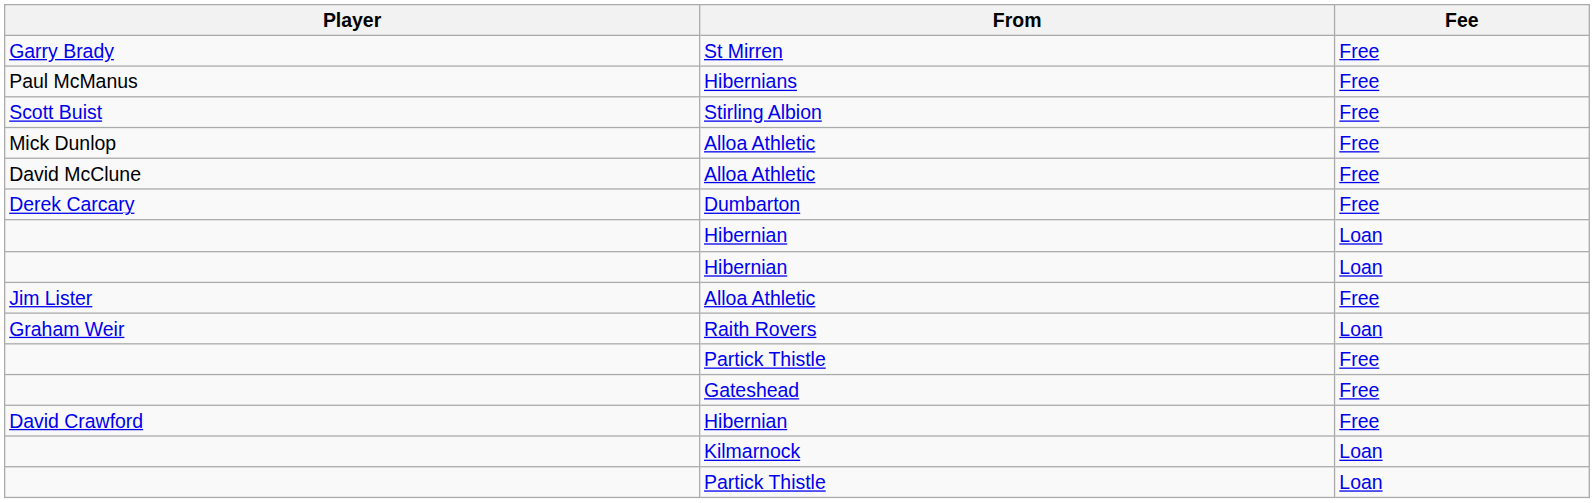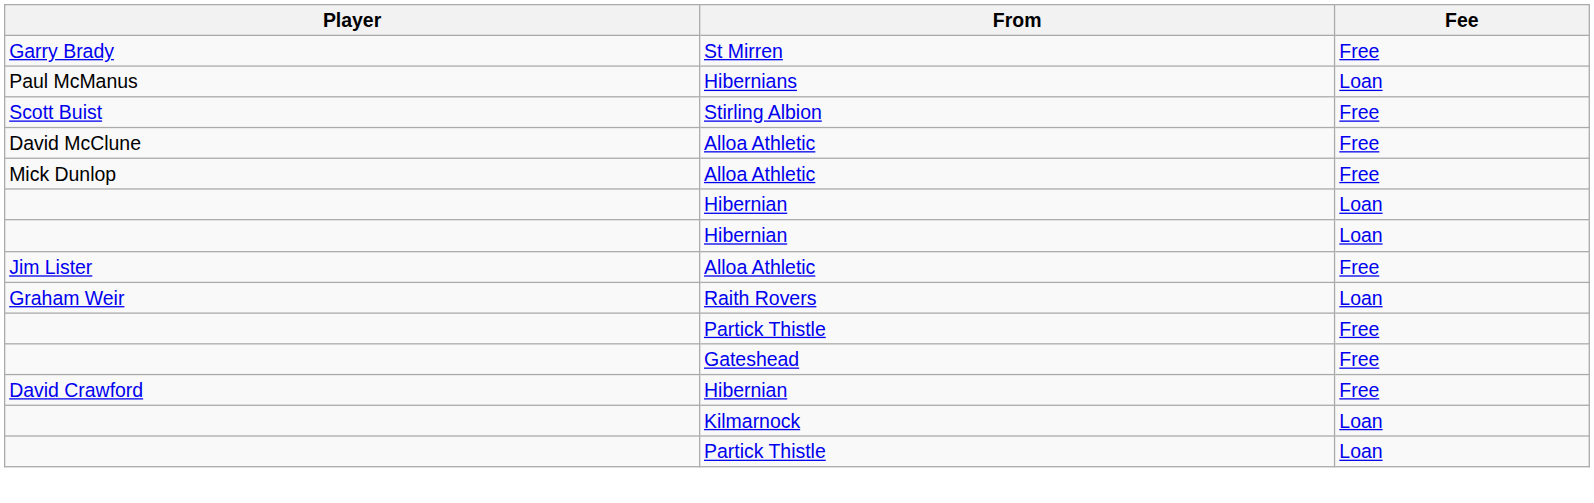(1359, 82) Free -> (1361, 82) Loan
rows swapped: (75, 174) <-> (63, 143)
- row: (72, 205)
